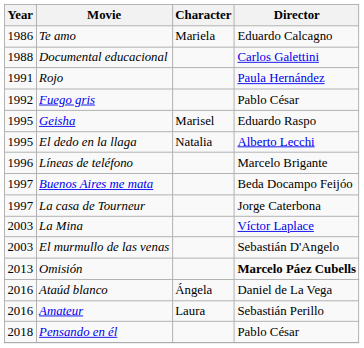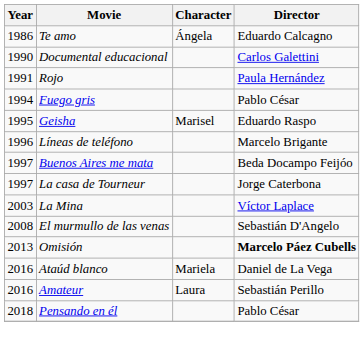(195, 36) Mariela -> (194, 36) Ángela
(20, 57) 1988 -> (20, 57) 1990
(20, 100) 1992 -> (20, 100) 1994
- row: (88, 142)
(20, 247) 2003 -> (20, 226) 2008
(194, 290) Ángela -> (195, 269) Mariela
